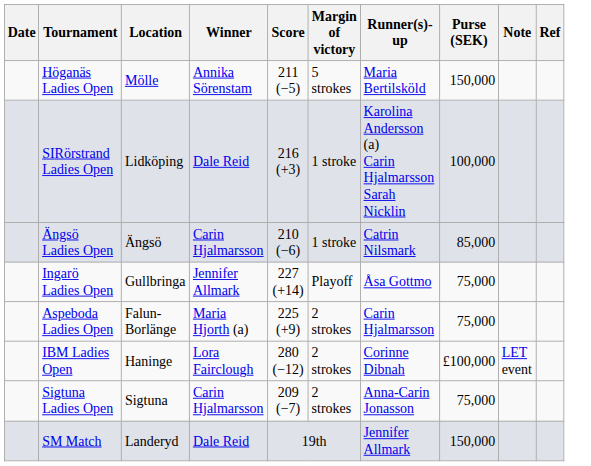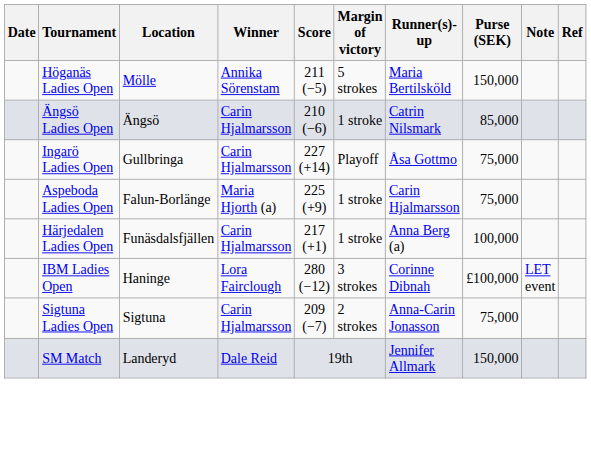- row: (78, 161)
(216, 282) Jennifer Allmark -> (256, 159) Carin Hjalmarsson
(331, 321) 2 strokes -> (360, 199) 1 stroke
+ row: (78, 239)
(331, 361) 2 strokes -> (357, 278) 3 strokes
